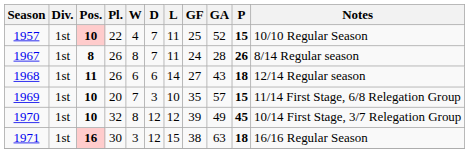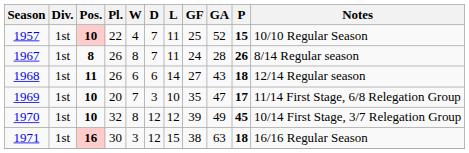(219, 96) 57 -> (219, 96) 47
(242, 96) 15 -> (242, 96) 17
